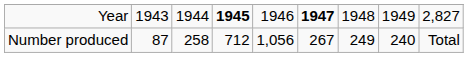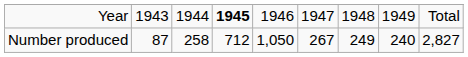(318, 16) bold -> (318, 16) normal
(441, 16) 2,827 -> (444, 16) Total
(275, 40) 1,056 -> (275, 40) 1,050
(444, 40) Total -> (441, 40) 2,827
